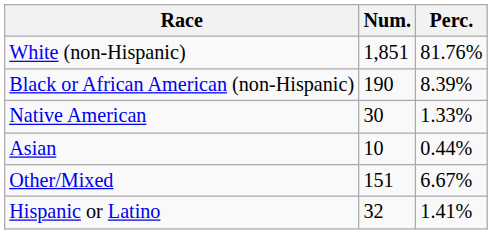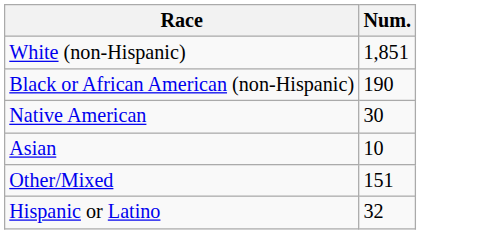- column: (451, 20)
